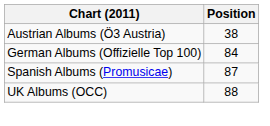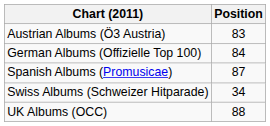(231, 33) 38 -> (238, 33) 83
+ row: (108, 92)
